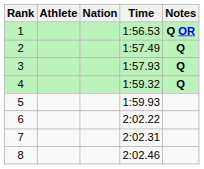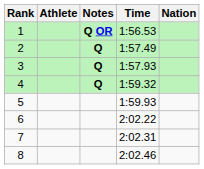columns swapped: (100, 13) <-> (181, 13)
